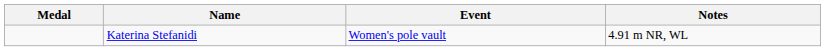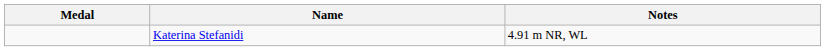- column: (476, 15)
